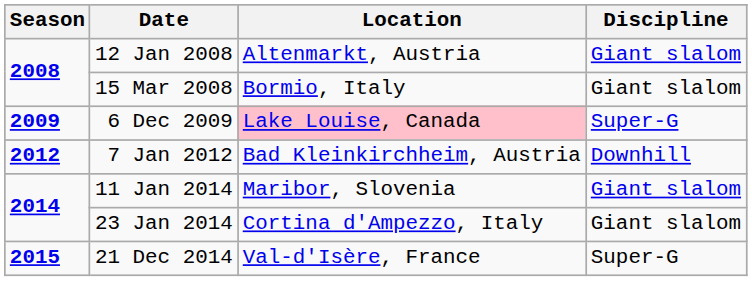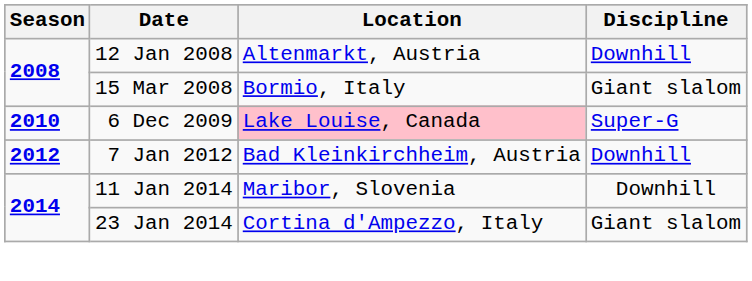(666, 56) Giant slalom -> (641, 56) Downhill
(35, 123) 2009 -> (35, 123) 2010
(666, 191) Giant slalom -> (666, 191) Downhill
- row: (164, 258)
